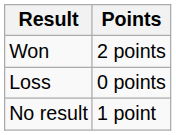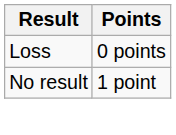- row: (29, 51)
